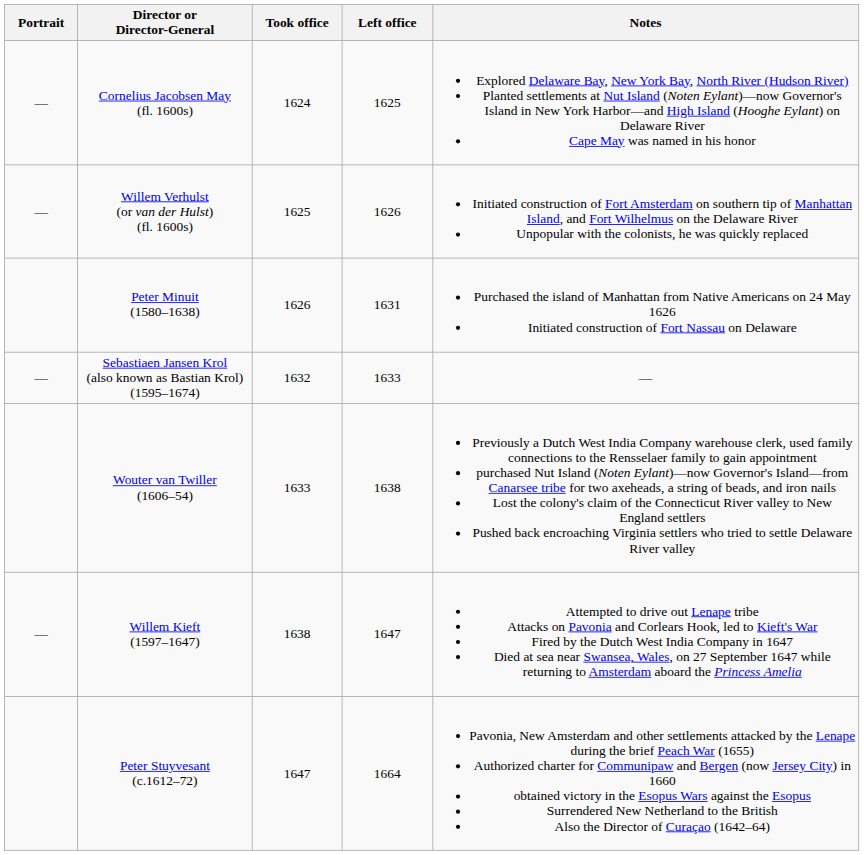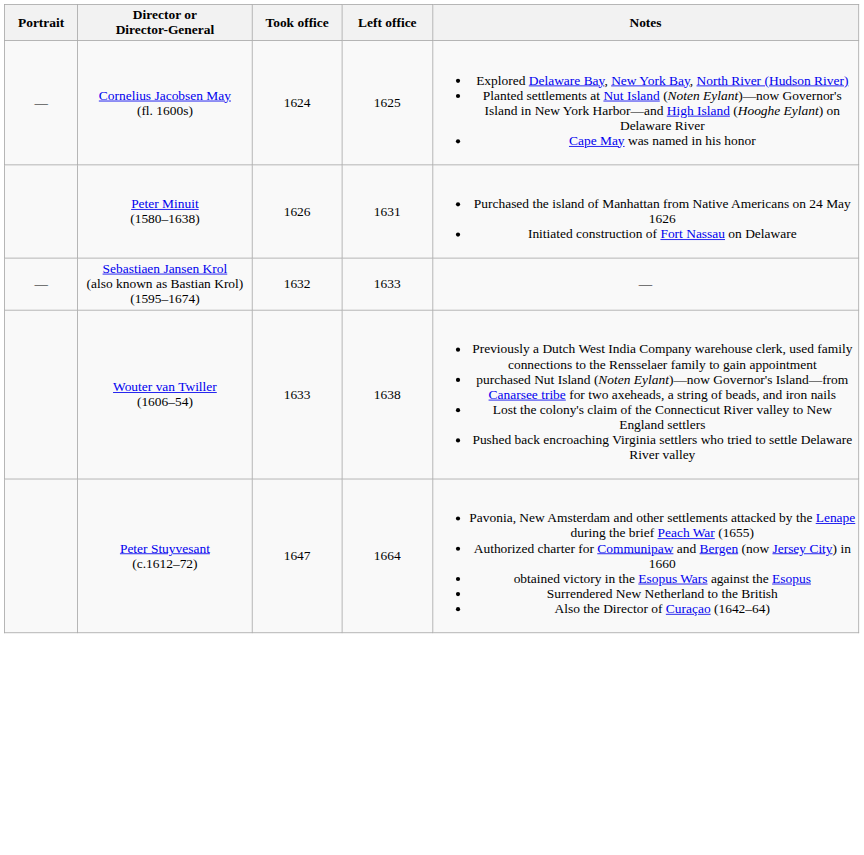- row: (165, 211)
- row: (165, 634)
